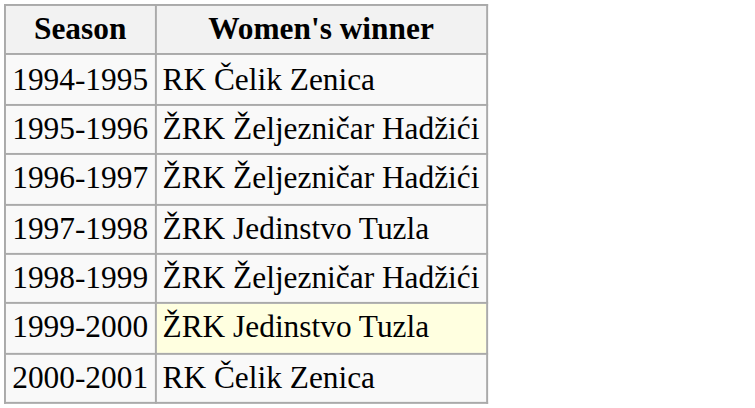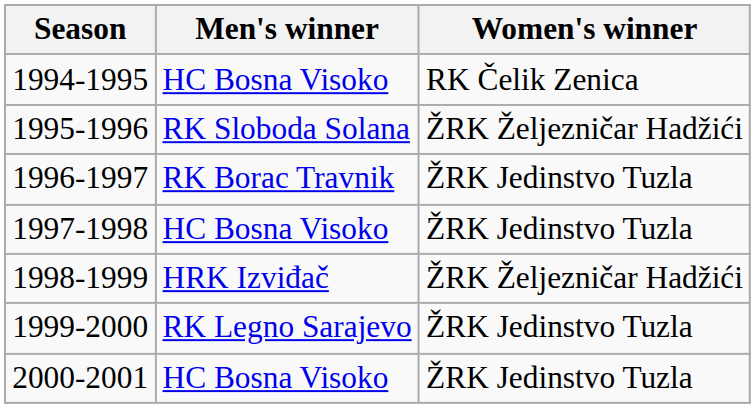+ column: (287, 29)
(321, 178) ŽRK Željezničar Hadžići -> (559, 178) ŽRK Jedinstvo Tuzla
(296, 327) lightyellow background -> (559, 327) no background
(269, 377) RK Čelik Zenica -> (559, 377) ŽRK Jedinstvo Tuzla
